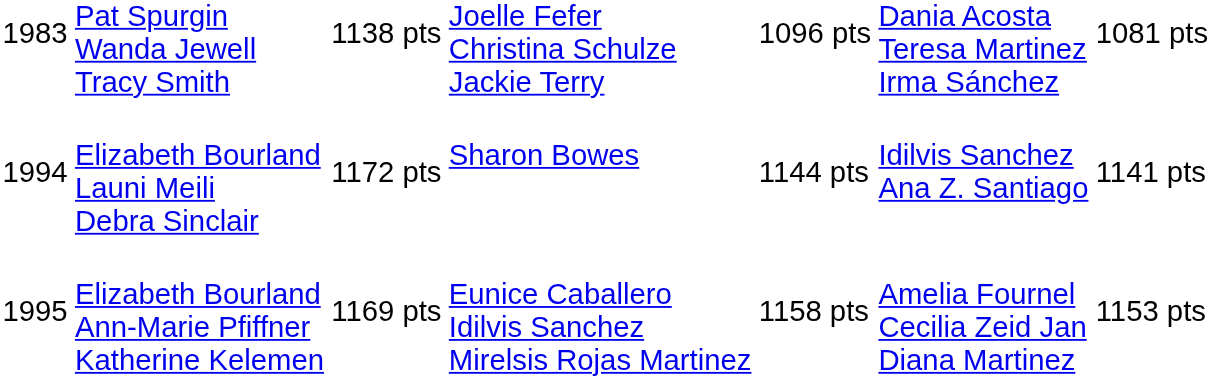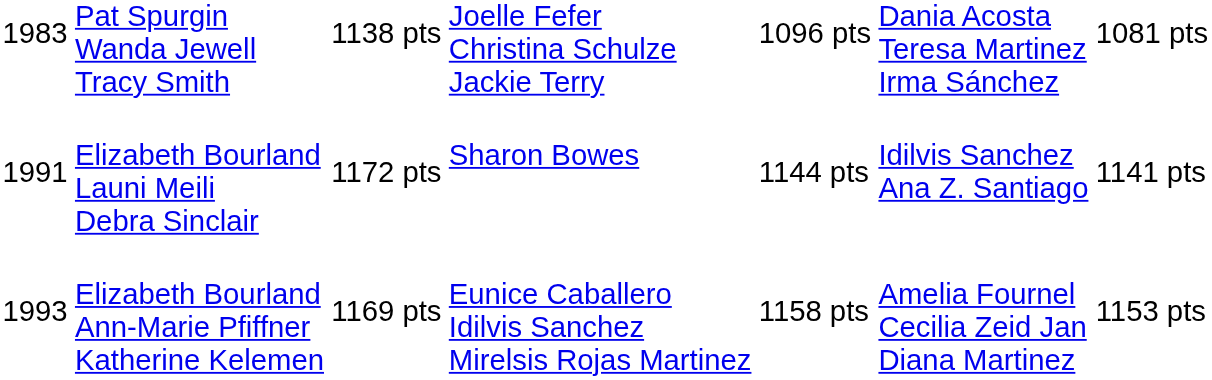(35, 172) 1994 -> (35, 172) 1991
(35, 311) 1995 -> (35, 311) 1993
